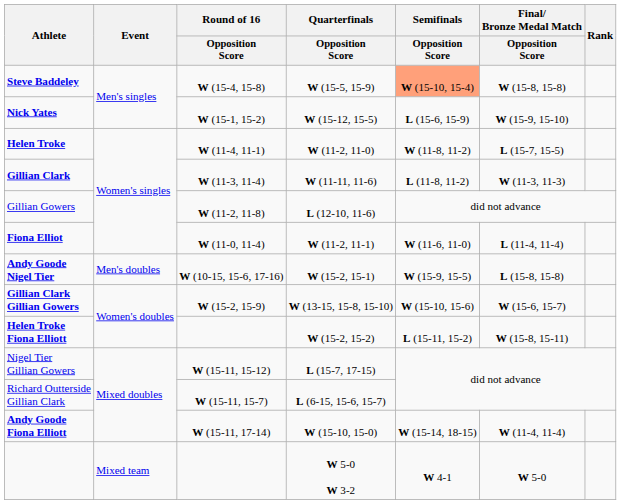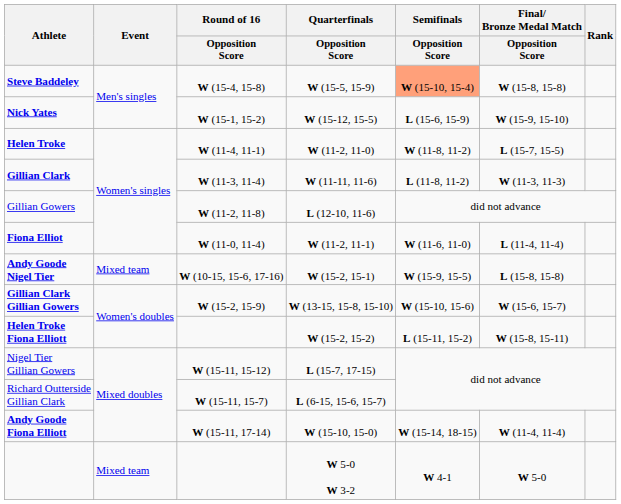(128, 269) Men's doubles -> (123, 269) Mixed team
